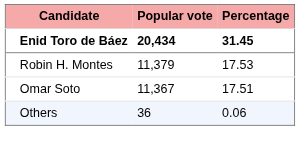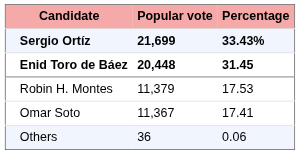+ row: (55, 40)
(156, 40) 20,434 -> (156, 64) 20,448
(238, 89) 17.51 -> (238, 113) 17.41
